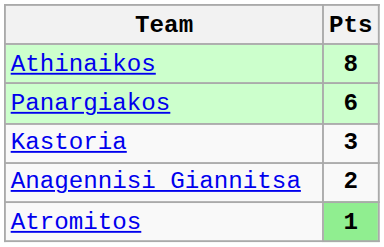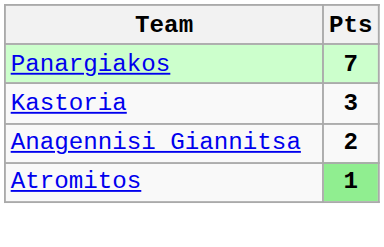- row: (83, 64)
(351, 103) 6 -> (351, 64) 7
